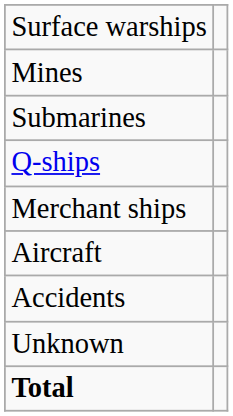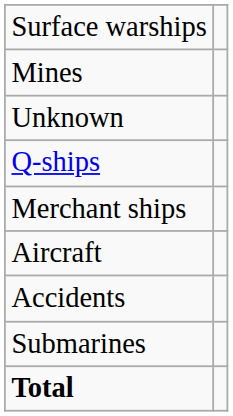rows swapped: (79, 117) <-> (68, 343)
